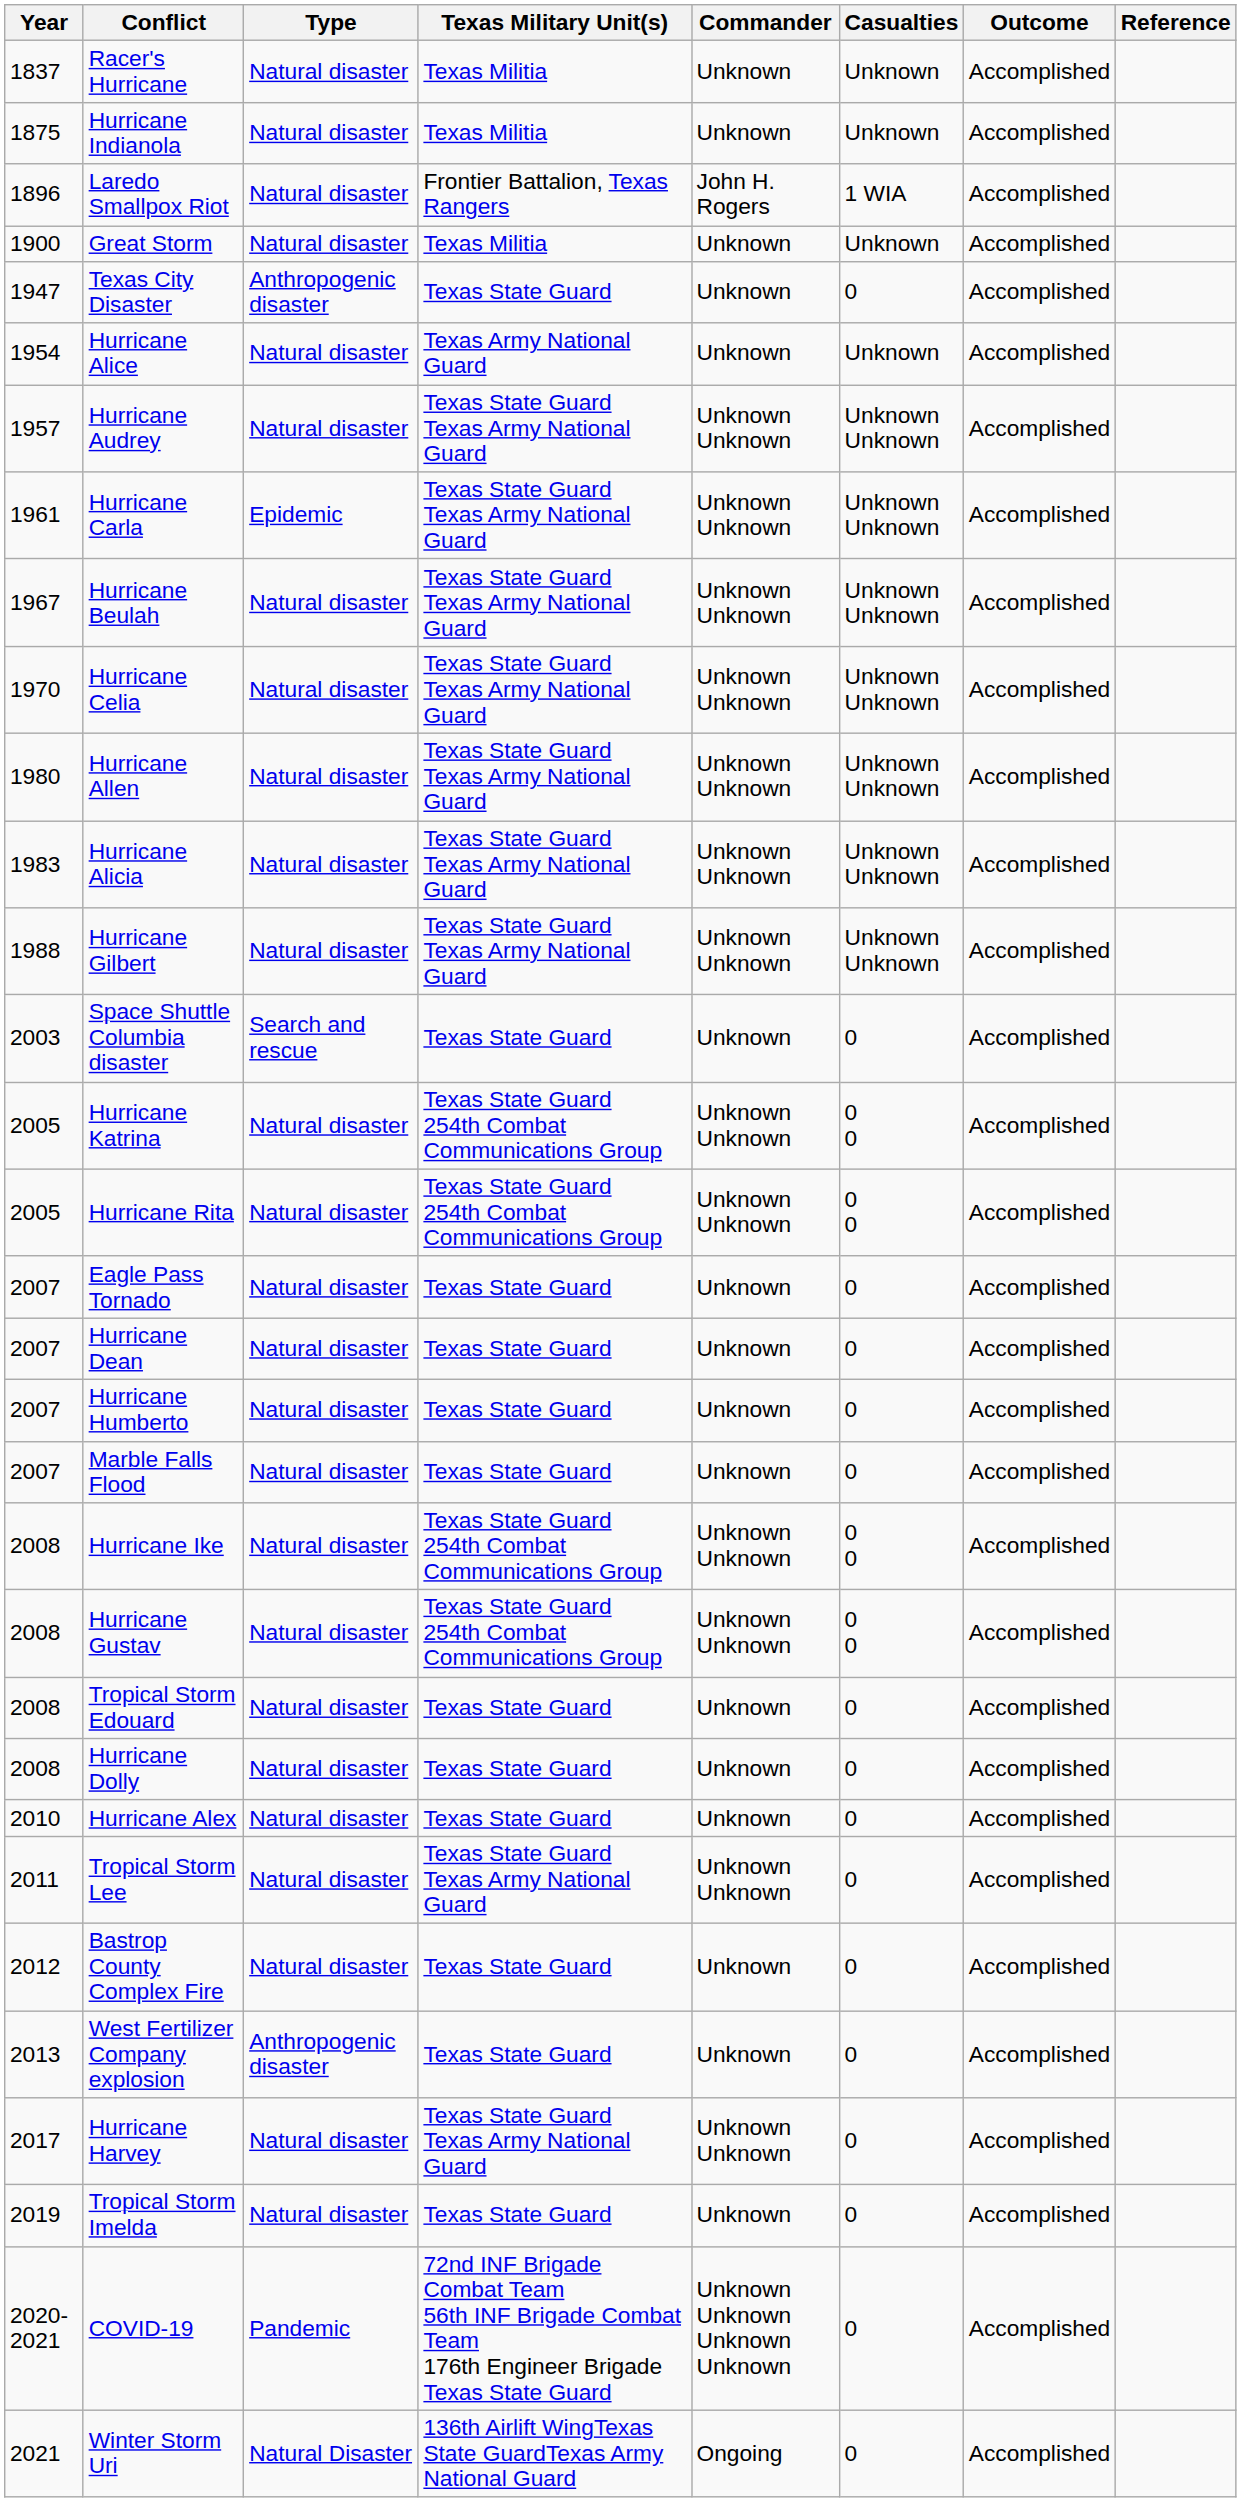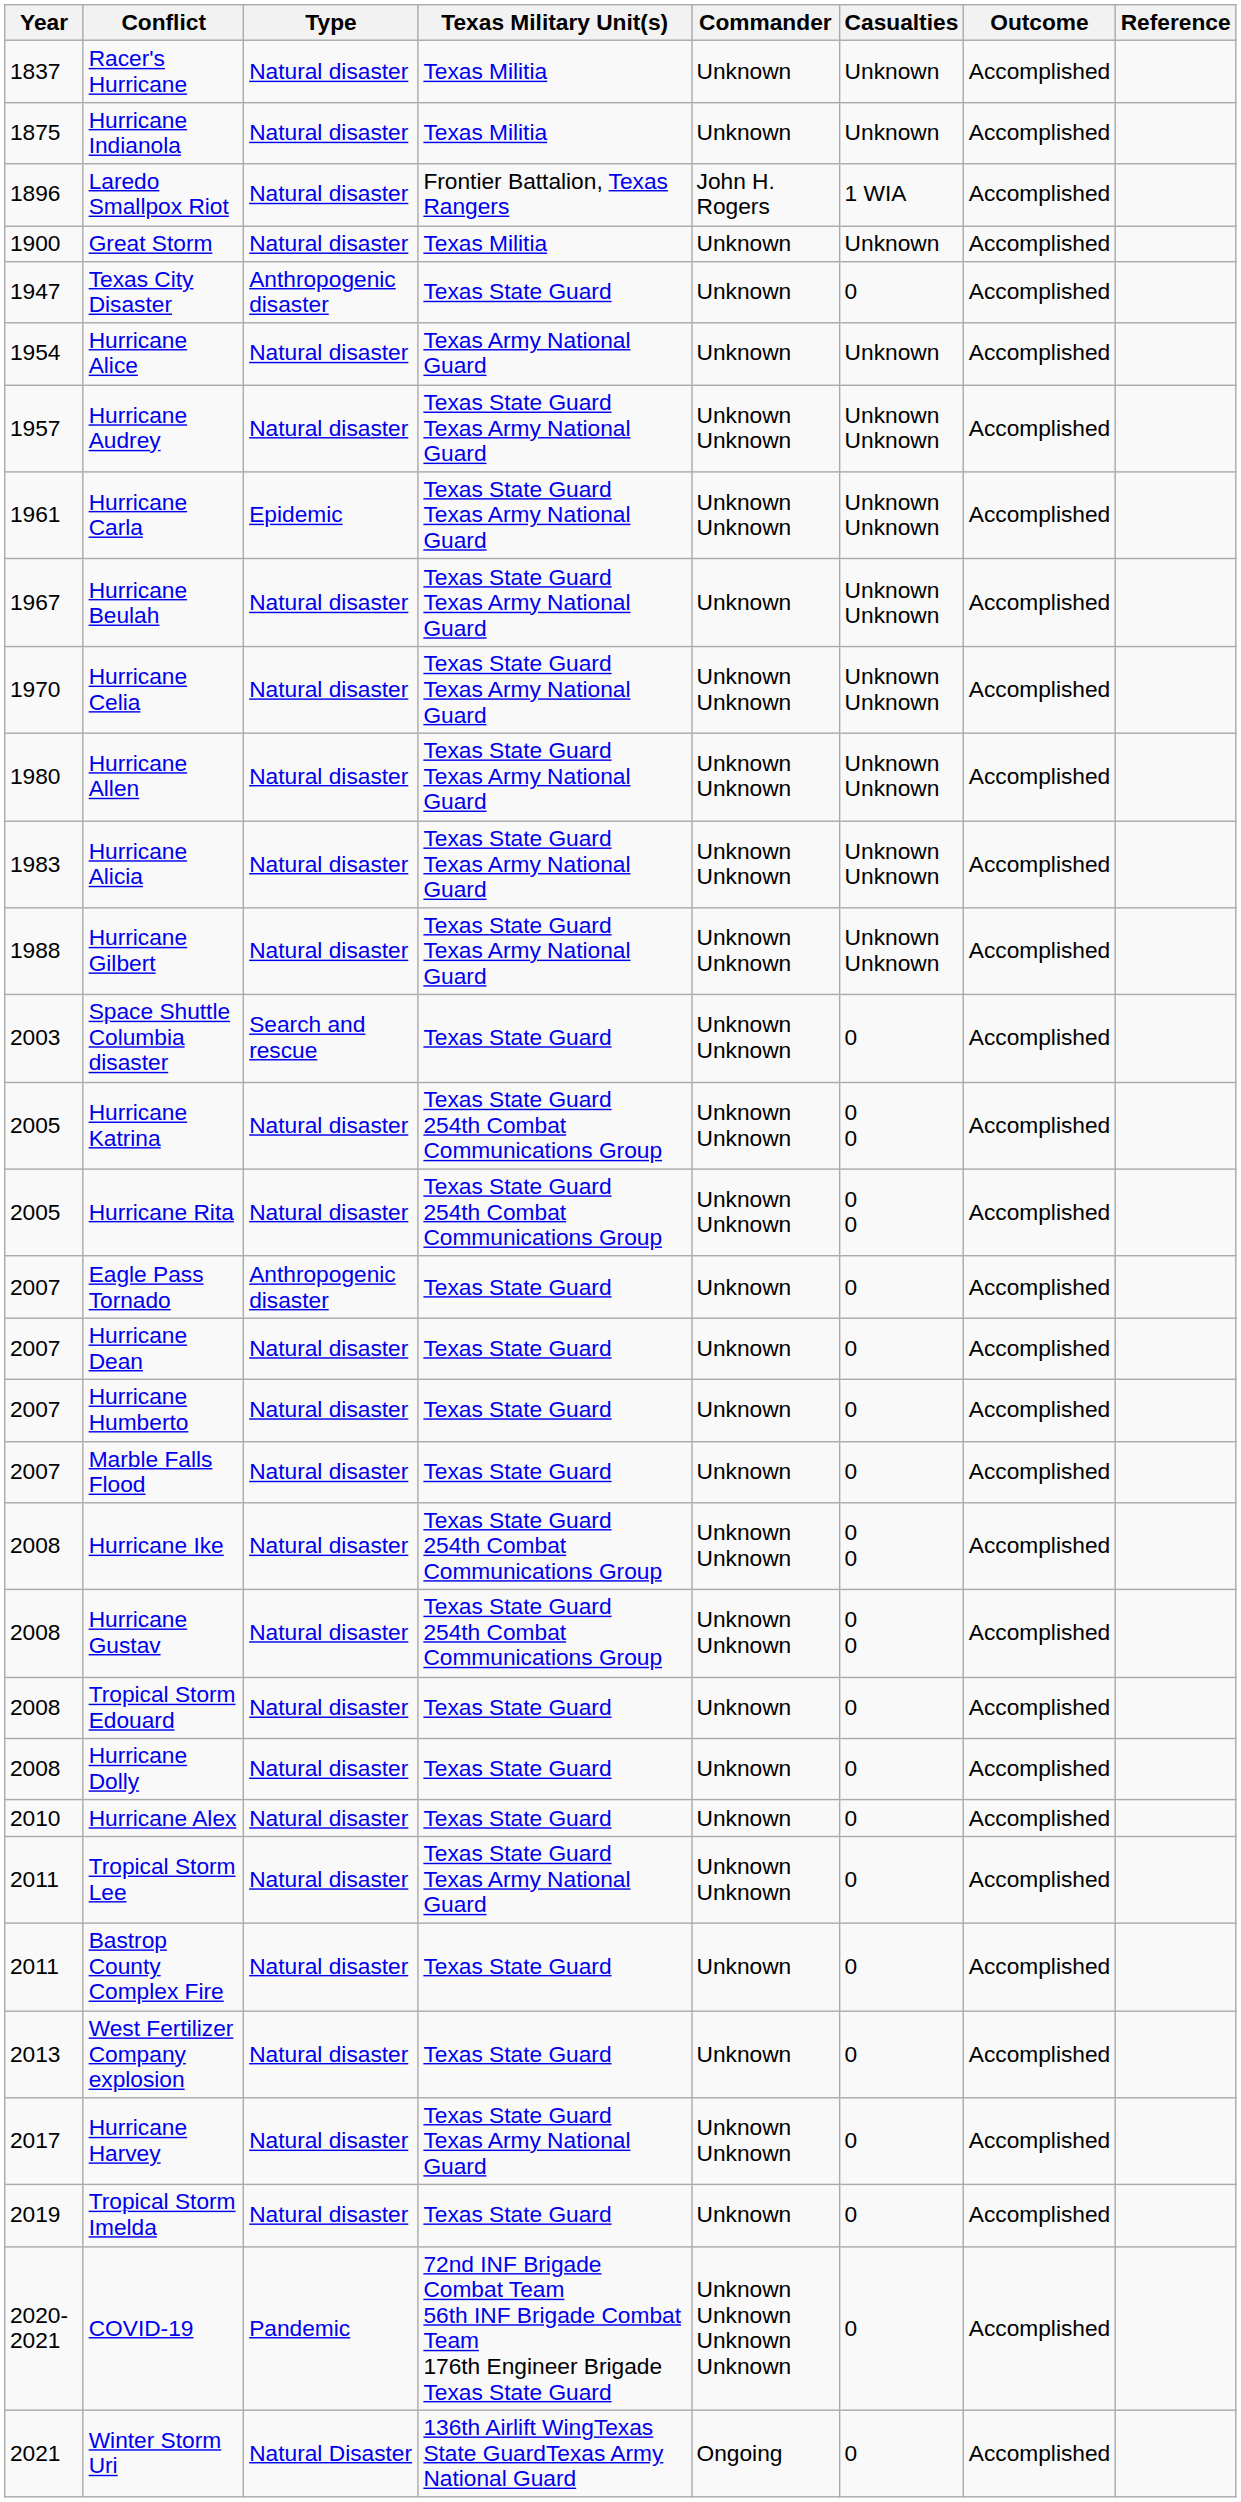(744, 602) Unknown Unknown -> (744, 602) Unknown
(744, 1038) Unknown -> (744, 1038) Unknown Unknown
(329, 1286) Natural disaster -> (322, 1286) Anthropogenic disaster
(35, 1966) 2012 -> (34, 1966) 2011
(322, 2053) Anthropogenic disaster -> (329, 2053) Natural disaster
